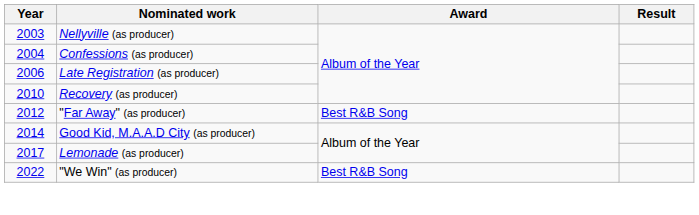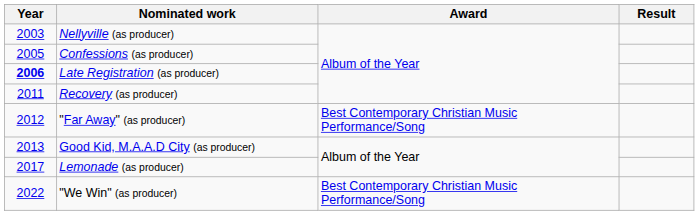(30, 53) 2004 -> (30, 53) 2005
(30, 73) normal -> (30, 73) bold
(30, 93) 2010 -> (30, 93) 2011
(364, 113) Best R&B Song -> (419, 120) Best Contemporary Christian Music Performance/Song
(30, 133) 2014 -> (30, 147) 2013
(364, 172) Best R&B Song -> (419, 193) Best Contemporary Christian Music Performance/Song
